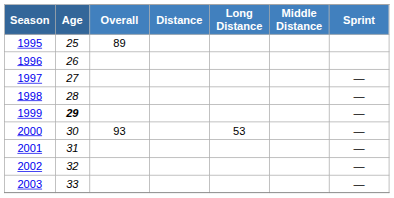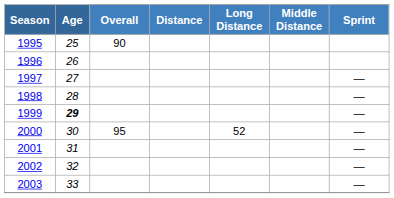(119, 43) 89 -> (119, 43) 90
(119, 131) 93 -> (119, 131) 95
(239, 131) 53 -> (239, 131) 52
